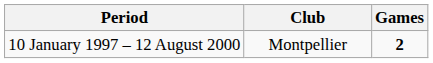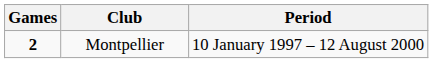columns swapped: (400, 17) <-> (124, 17)
